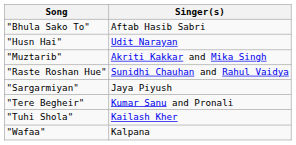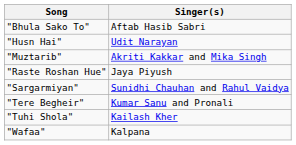(200, 72) Sunidhi Chauhan and Rahul Vaidya -> (142, 72) Jaya Piyush
(142, 87) Jaya Piyush -> (200, 87) Sunidhi Chauhan and Rahul Vaidya
